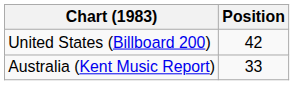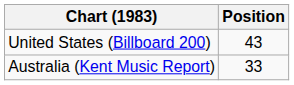(254, 42) 42 -> (254, 42) 43
